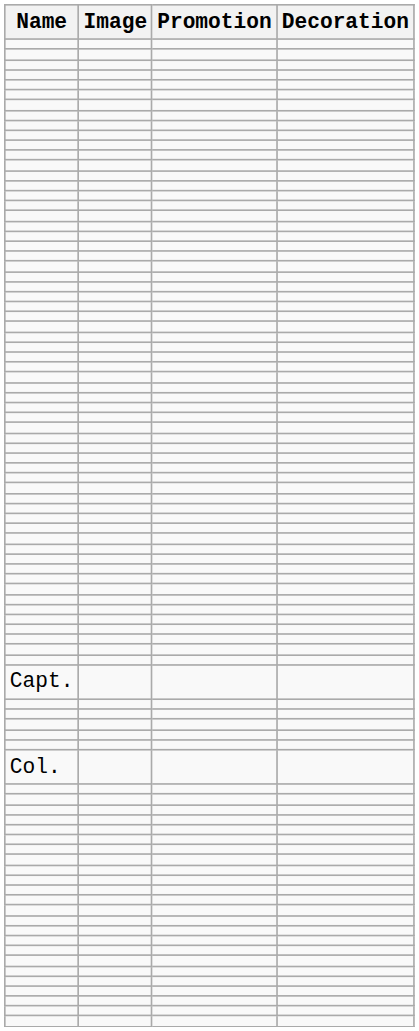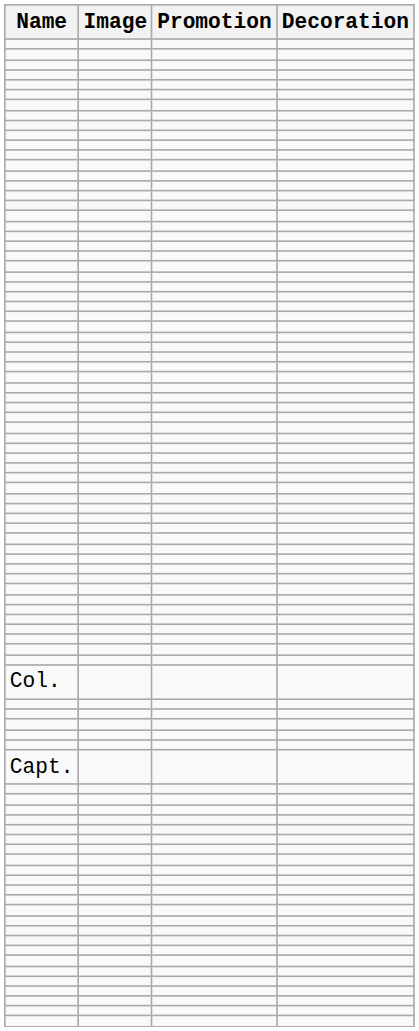rows swapped: (35, 767) <-> (42, 682)
